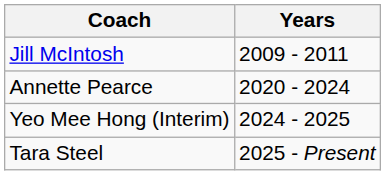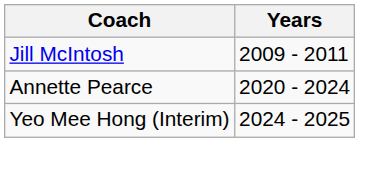- row: (56, 152)
